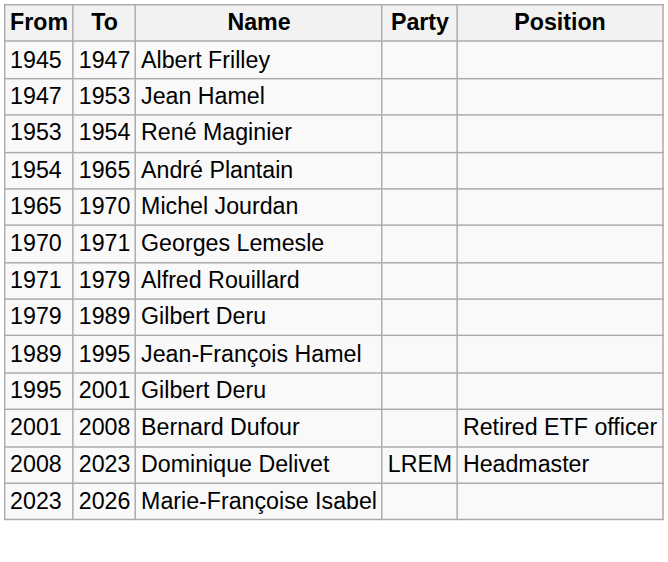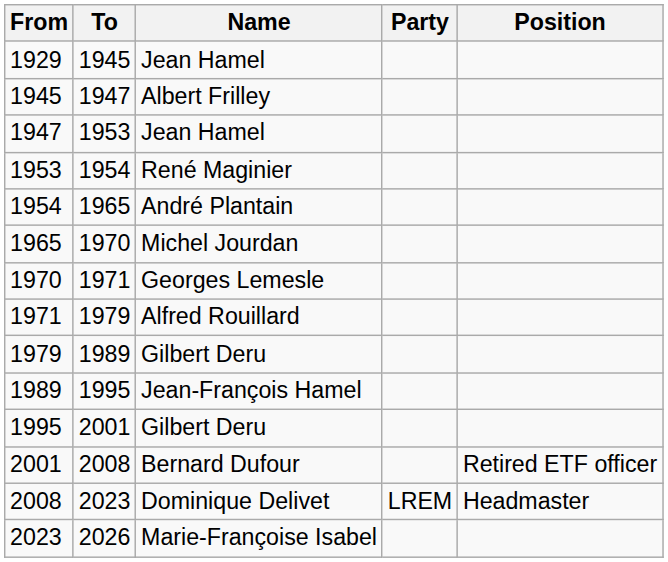+ row: (36, 59)
